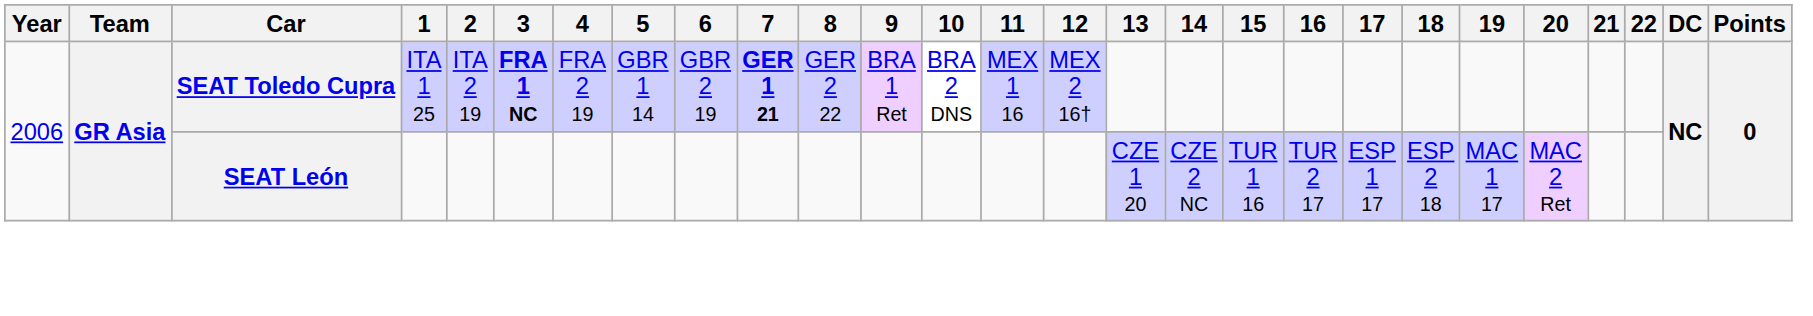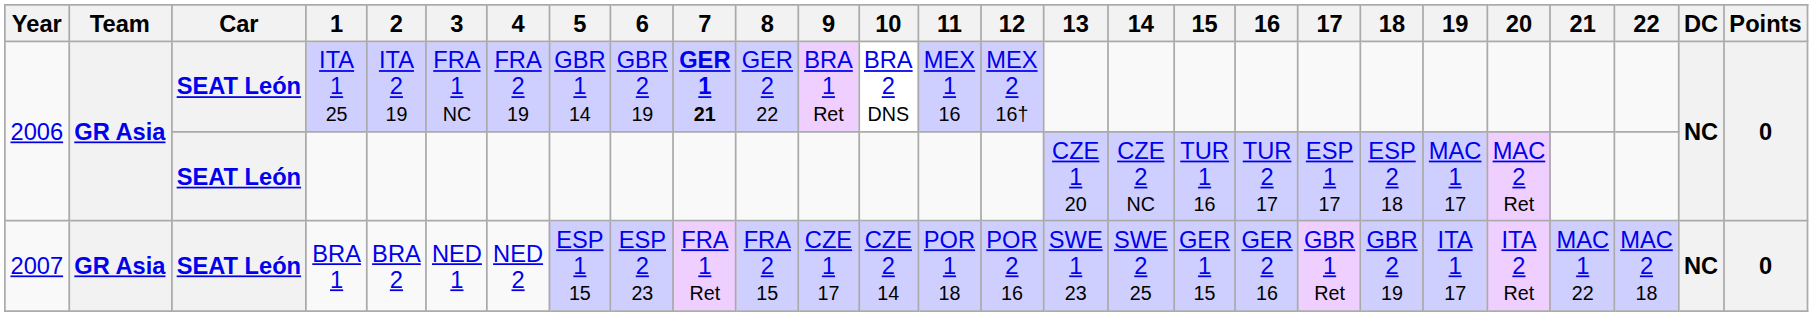(286, 87) SEAT Toledo Cupra -> (239, 87) SEAT León
(523, 87) bold -> (457, 86) normal
+ row: (337, 266)
